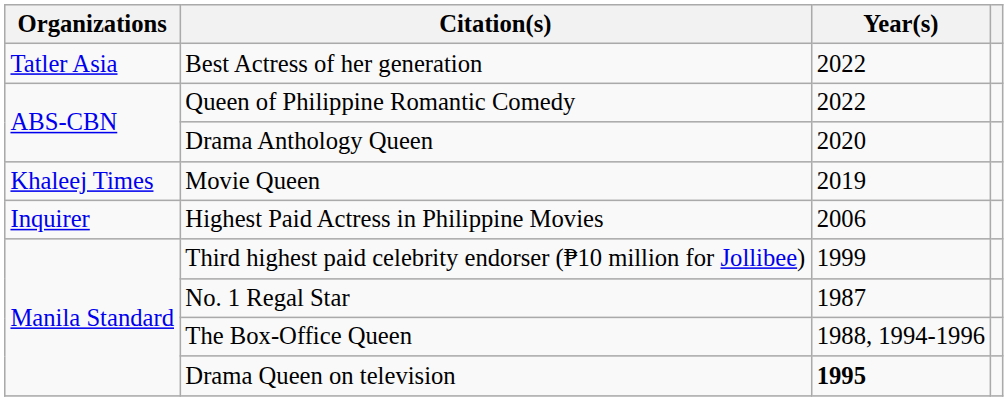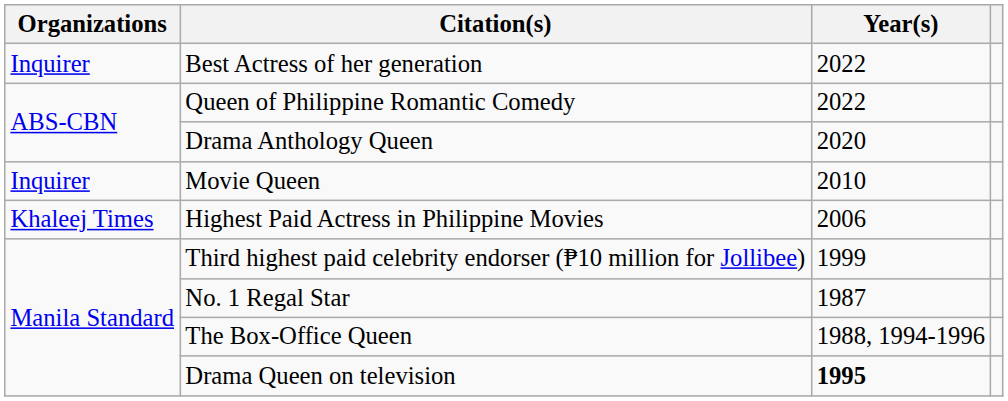(64, 63) Tatler Asia -> (50, 63) Inquirer
(82, 180) Khaleej Times -> (50, 180) Inquirer
(841, 180) 2019 -> (841, 180) 2010
(50, 219) Inquirer -> (82, 219) Khaleej Times
